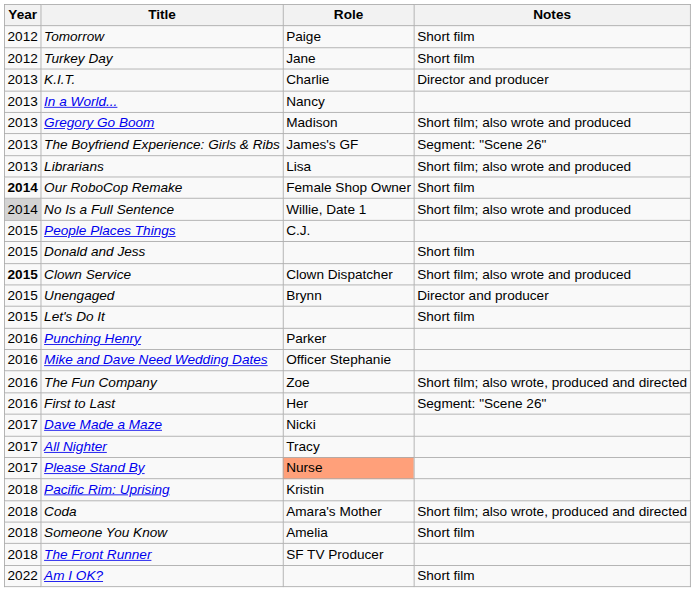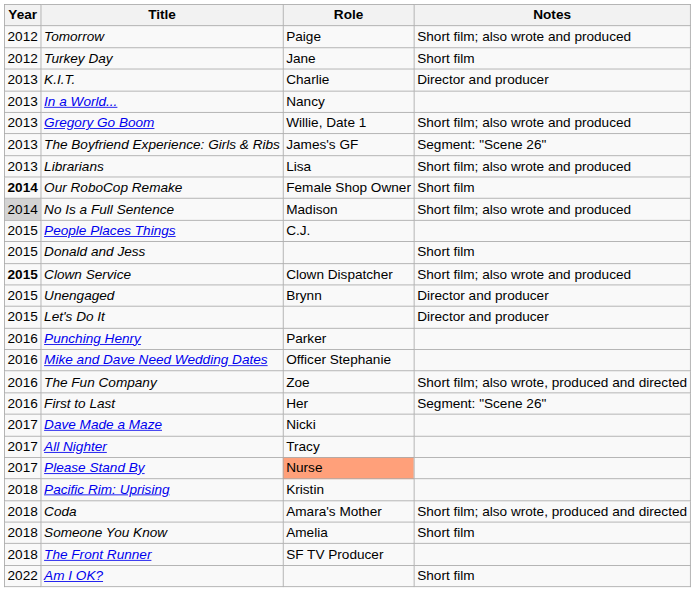(446, 36) Short film -> (524, 36) Short film; also wrote and produced
(312, 123) Madison -> (326, 123) Willie, Date 1
(326, 209) Willie, Date 1 -> (312, 209) Madison
(446, 317) Short film -> (483, 317) Director and producer
